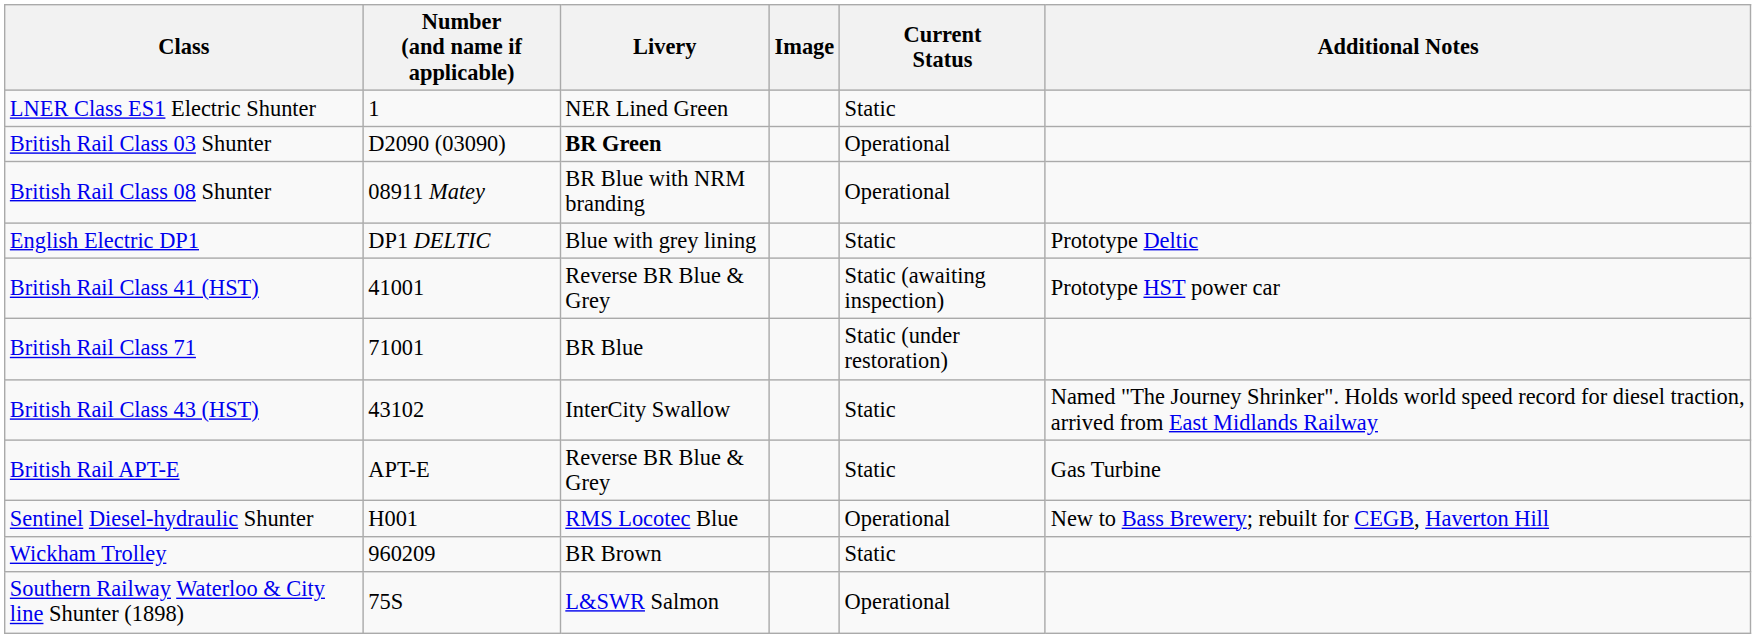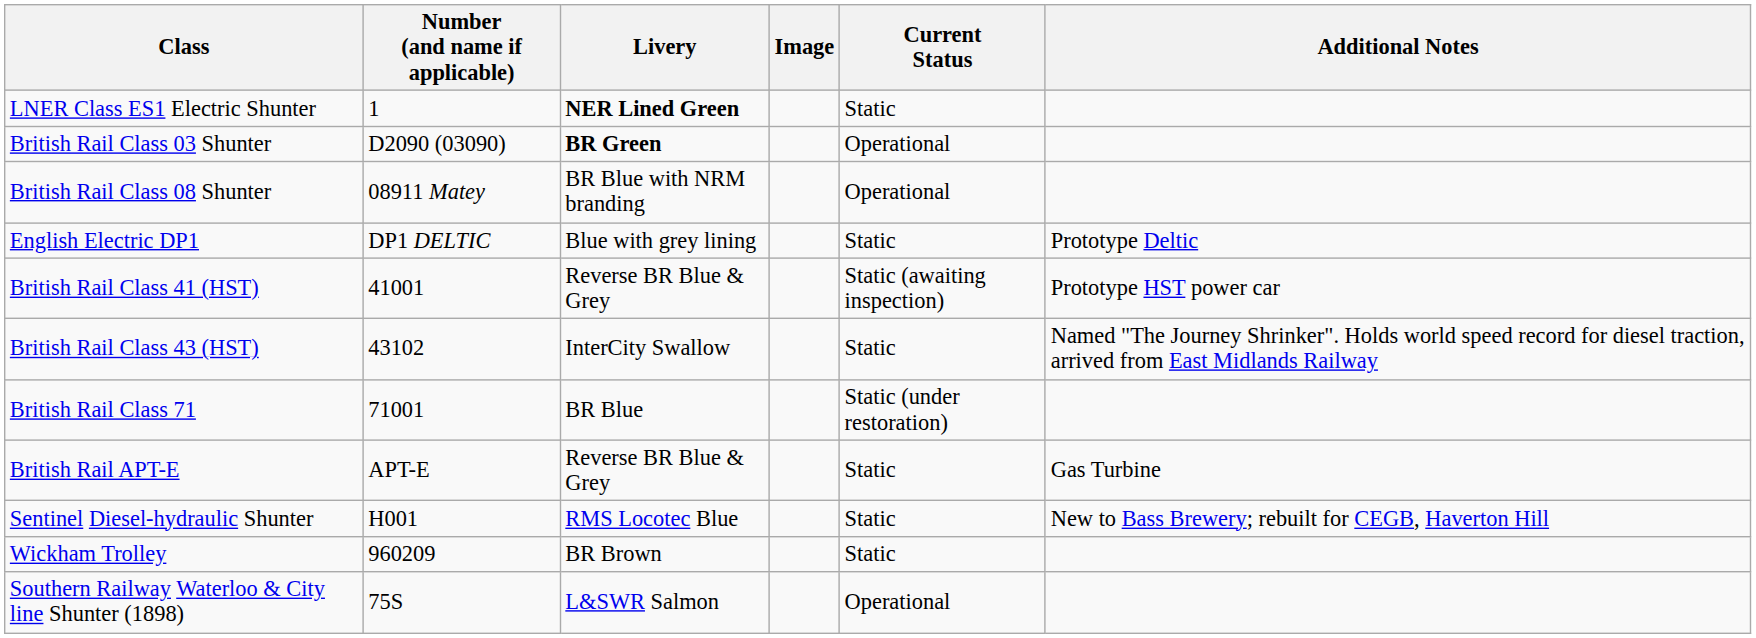(647, 108) normal -> (652, 108) bold
rows swapped: (134, 409) <-> (103, 348)
(897, 518) Operational -> (870, 518) Static
